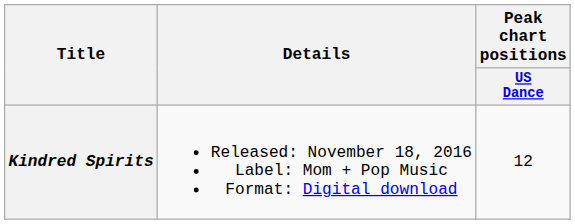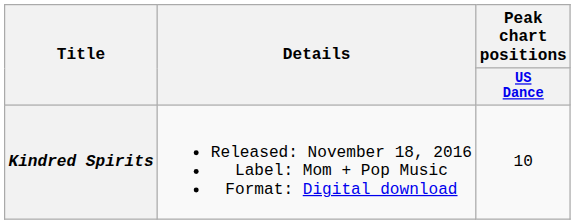(523, 162) 12 -> (523, 162) 10
